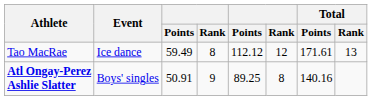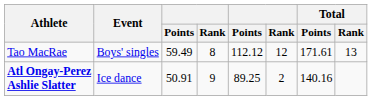(119, 52) Ice dance -> (128, 52) Boys' singles
(128, 78) Boys' singles -> (119, 78) Ice dance
(282, 78) 8 -> (282, 78) 2
